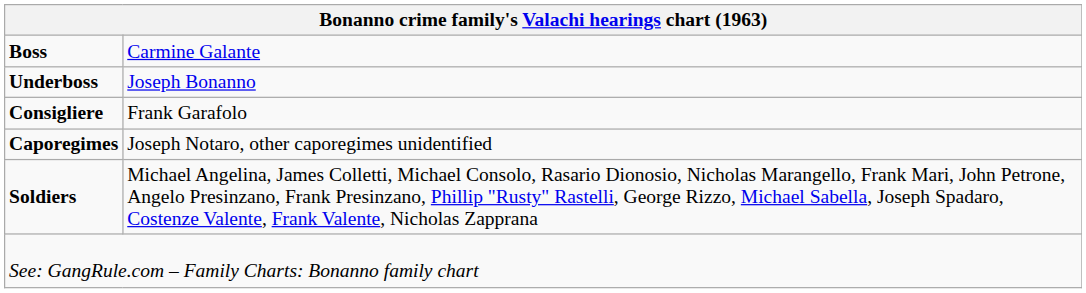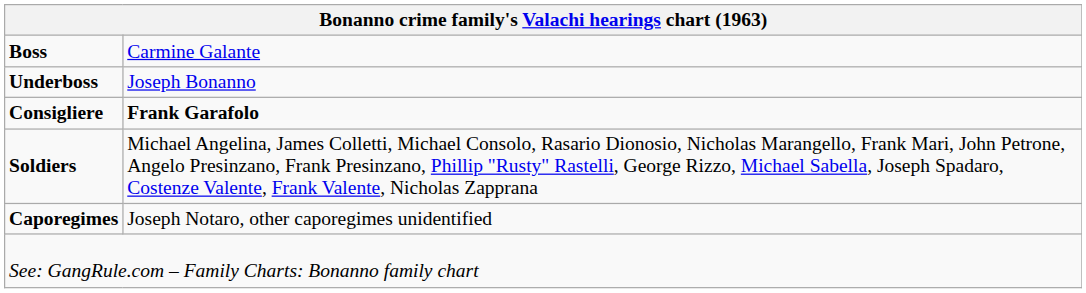(187, 112) normal -> (193, 112) bold
rows swapped: (64, 143) <-> (43, 196)
